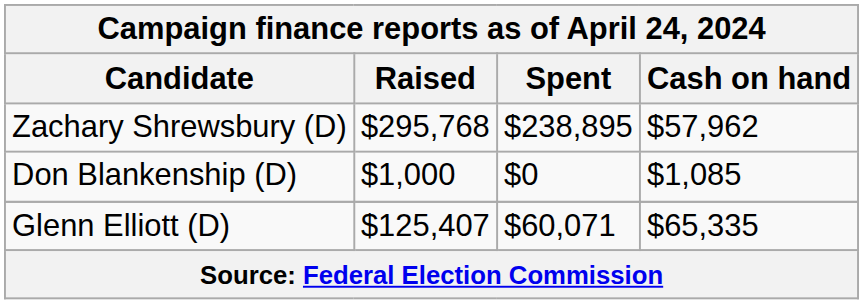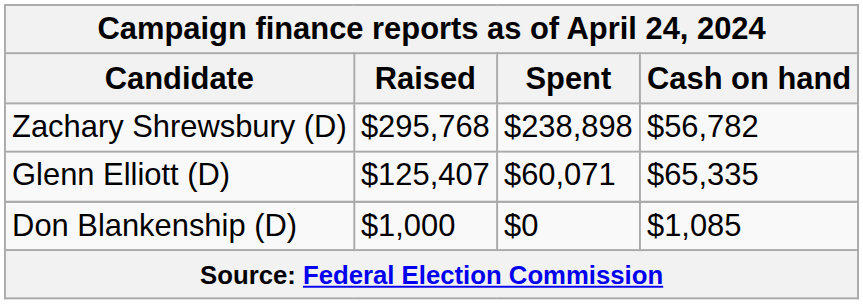(568, 126) $238,895 -> (568, 126) $238,898
(703, 126) $57,962 -> (703, 126) $56,782
rows swapped: (121, 224) <-> (155, 175)
